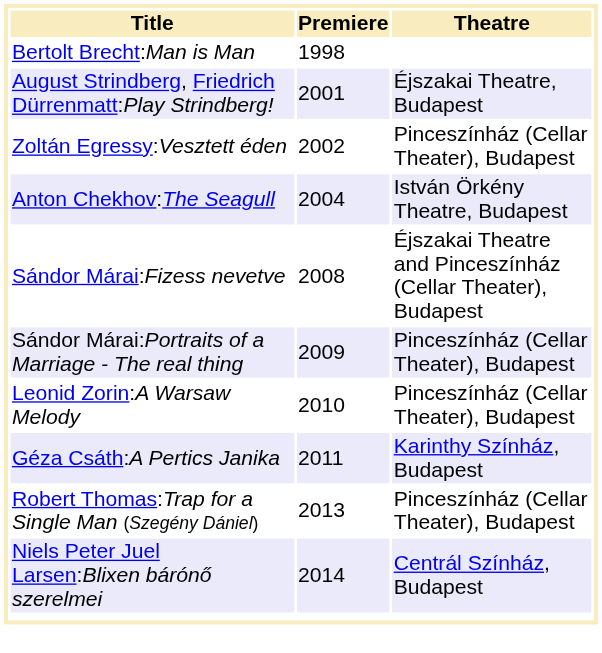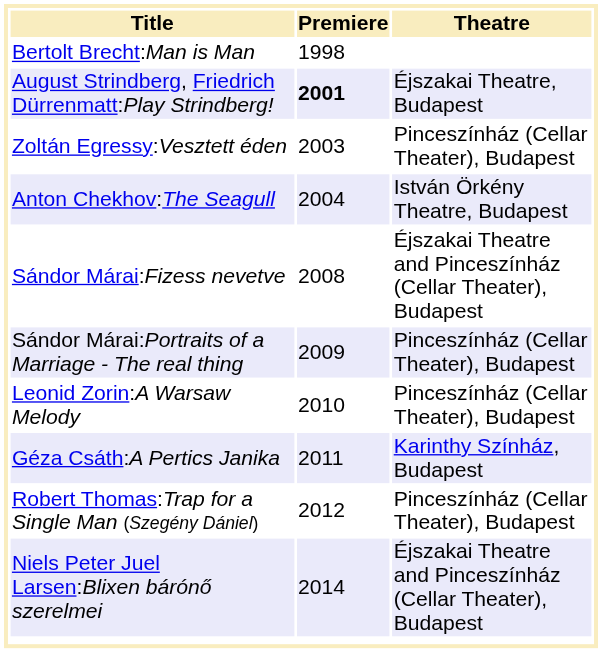(322, 93) normal -> (322, 93) bold
(322, 146) 2002 -> (322, 146) 2003
(322, 510) 2013 -> (322, 510) 2012
(472, 575) Centrál Színház, Budapest -> (477, 587) Éjszakai Theatre and Pinceszínház (Cellar Theater), Budapest
